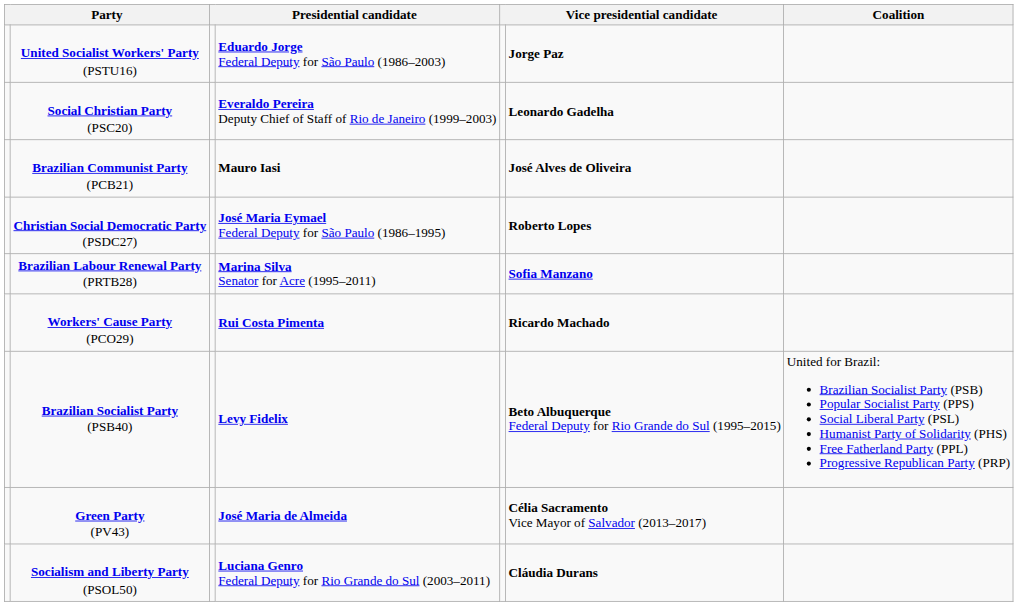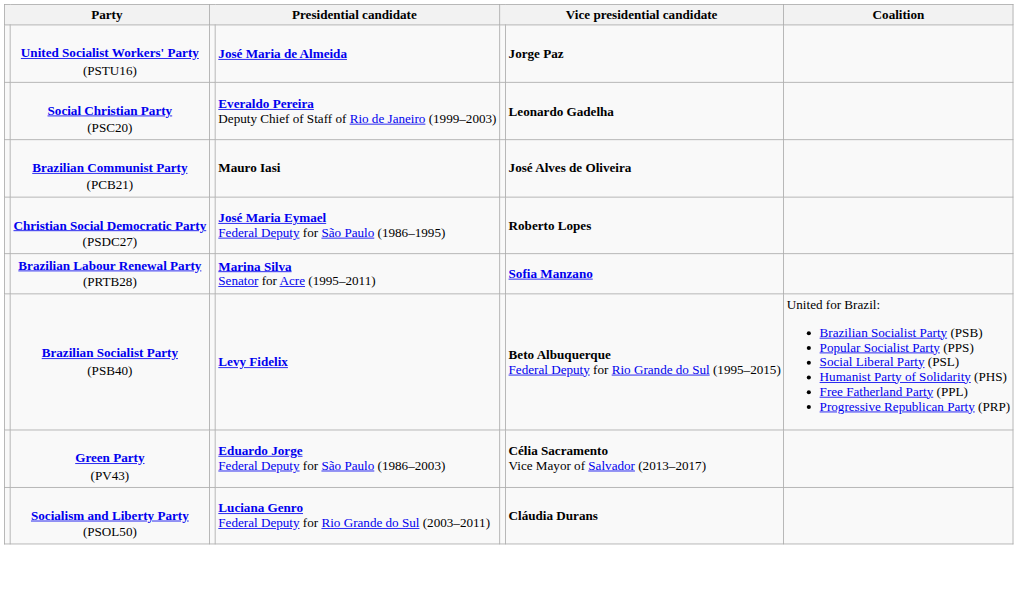(332, 53) Eduardo Jorge Federal Deputy for São Paulo (1986–2003) -> (283, 53) José Maria de Almeida
- row: (110, 331)
(283, 515) José Maria de Almeida -> (332, 458) Eduardo Jorge Federal Deputy for São Paulo (1986–2003)
